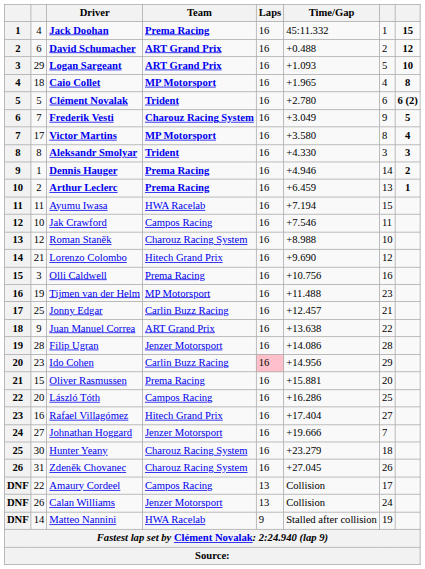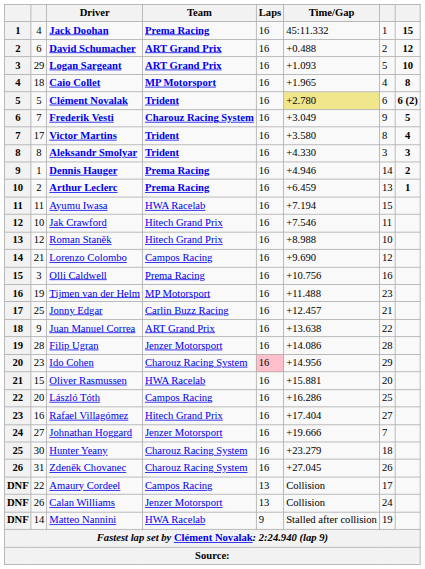(301, 100) no background -> (301, 100) khaki background
(180, 135) MP Motorsport -> (162, 135) Trident
(179, 222) Campos Racing -> (184, 222) Hitech Grand Prix
(196, 240) Charouz Racing System -> (184, 240) Hitech Grand Prix
(184, 257) Hitech Grand Prix -> (179, 257) Campos Racing
(187, 362) Carlin Buzz Racing -> (196, 362) Charouz Racing System
(175, 380) Prema Racing -> (175, 380) HWA Racelab
